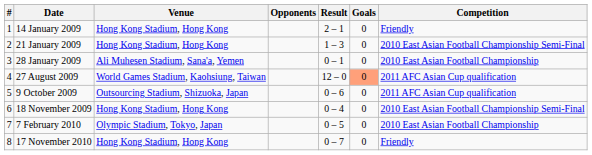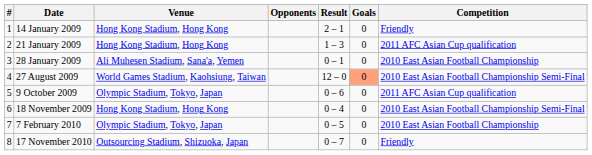(483, 45) 2010 East Asian Football Championship Semi-Final -> (448, 45) 2011 AFC Asian Cup qualification
(448, 77) 2011 AFC Asian Cup qualification -> (483, 77) 2010 East Asian Football Championship Semi-Final
(172, 93) Outsourcing Stadium, Shizuoka, Japan -> (159, 93) Olympic Stadium, Tokyo, Japan
(162, 142) Hong Kong Stadium, Hong Kong -> (172, 142) Outsourcing Stadium, Shizuoka, Japan
